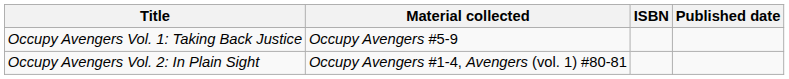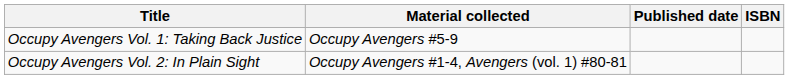columns swapped: (728, 16) <-> (651, 16)
